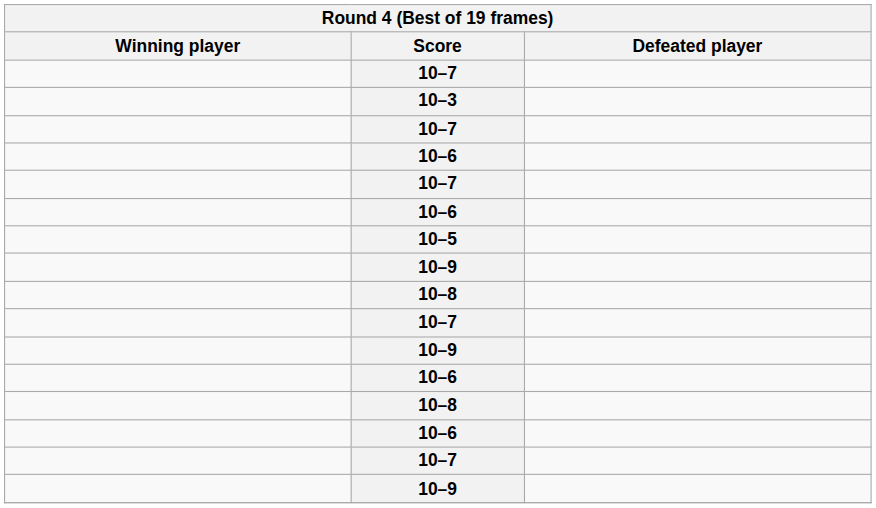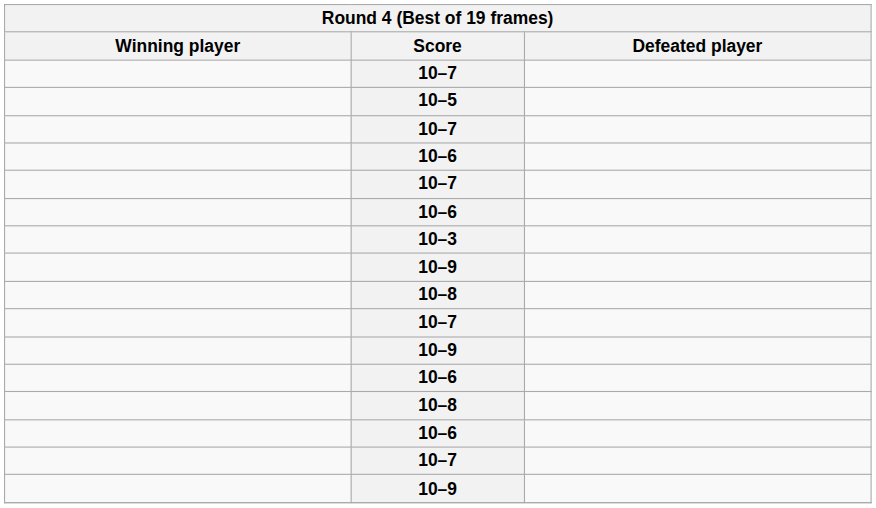rows swapped: (178, 240) <-> (178, 101)
